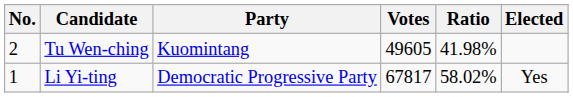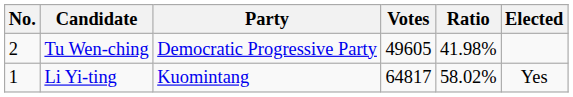(203, 48) Kuomintang -> (267, 48) Democratic Progressive Party
(267, 77) Democratic Progressive Party -> (203, 77) Kuomintang
(408, 77) 67817 -> (408, 77) 64817
